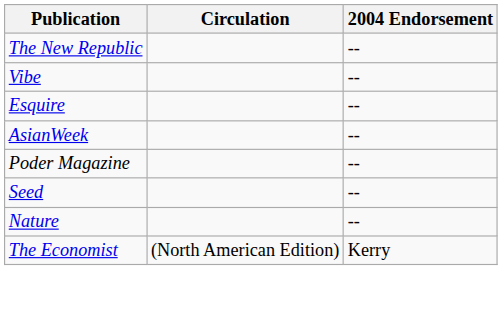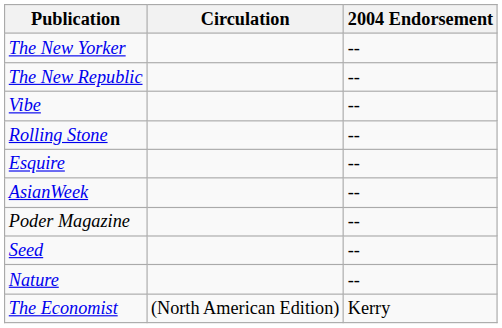+ row: (67, 47)
+ row: (58, 134)
